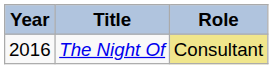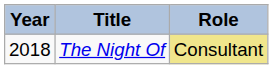(30, 49) 2016 -> (30, 49) 2018
